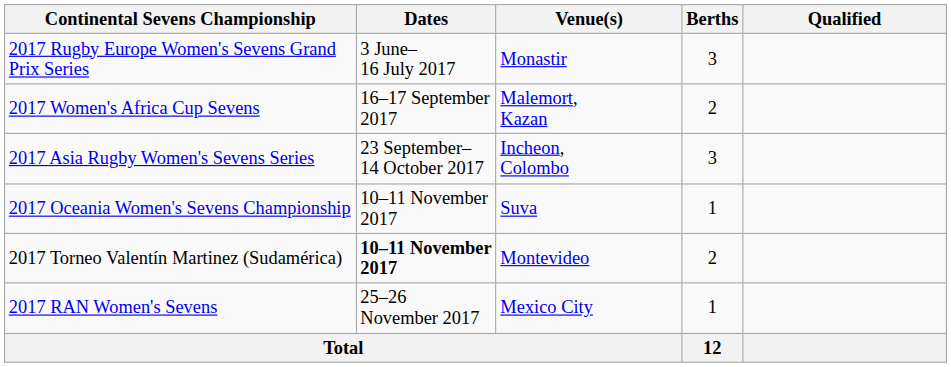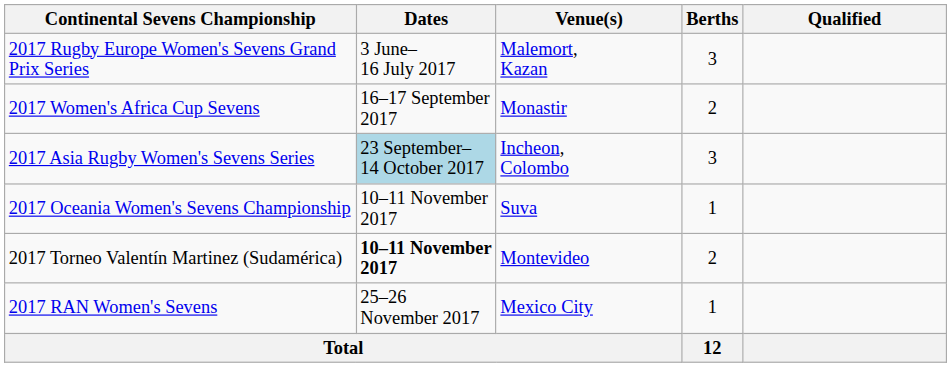(534, 58) Monastir -> (539, 58) Malemort, Kazan
(539, 108) Malemort, Kazan -> (534, 108) Monastir
(422, 158) no background -> (422, 158) lightblue background
